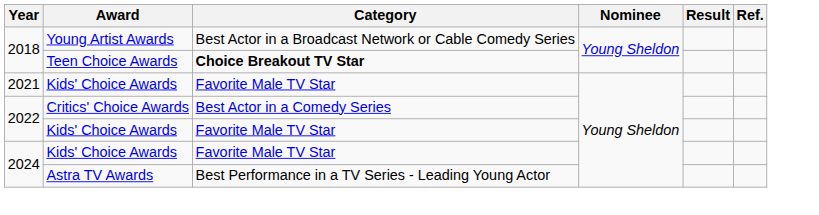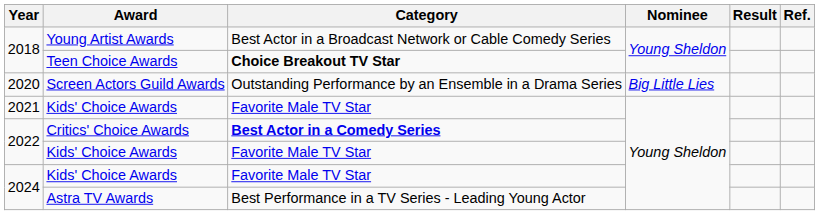+ row: (24, 84)
(293, 107) normal -> (336, 130) bold
